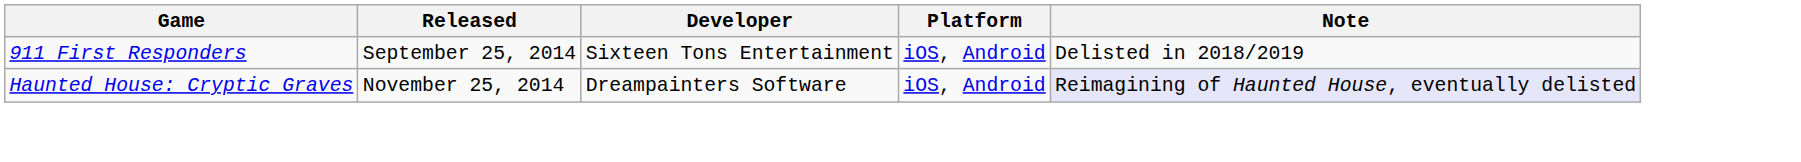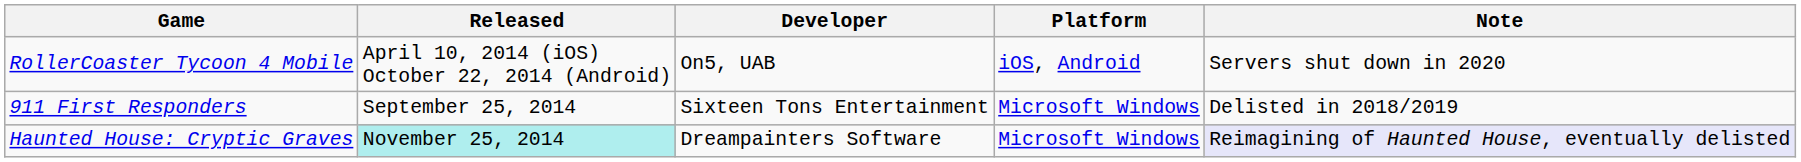+ row: (181, 64)
(975, 53) iOS, Android -> (1099, 108) Microsoft Windows
(464, 85) no background -> (464, 140) paleturquoise background
(975, 85) iOS, Android -> (1099, 140) Microsoft Windows
